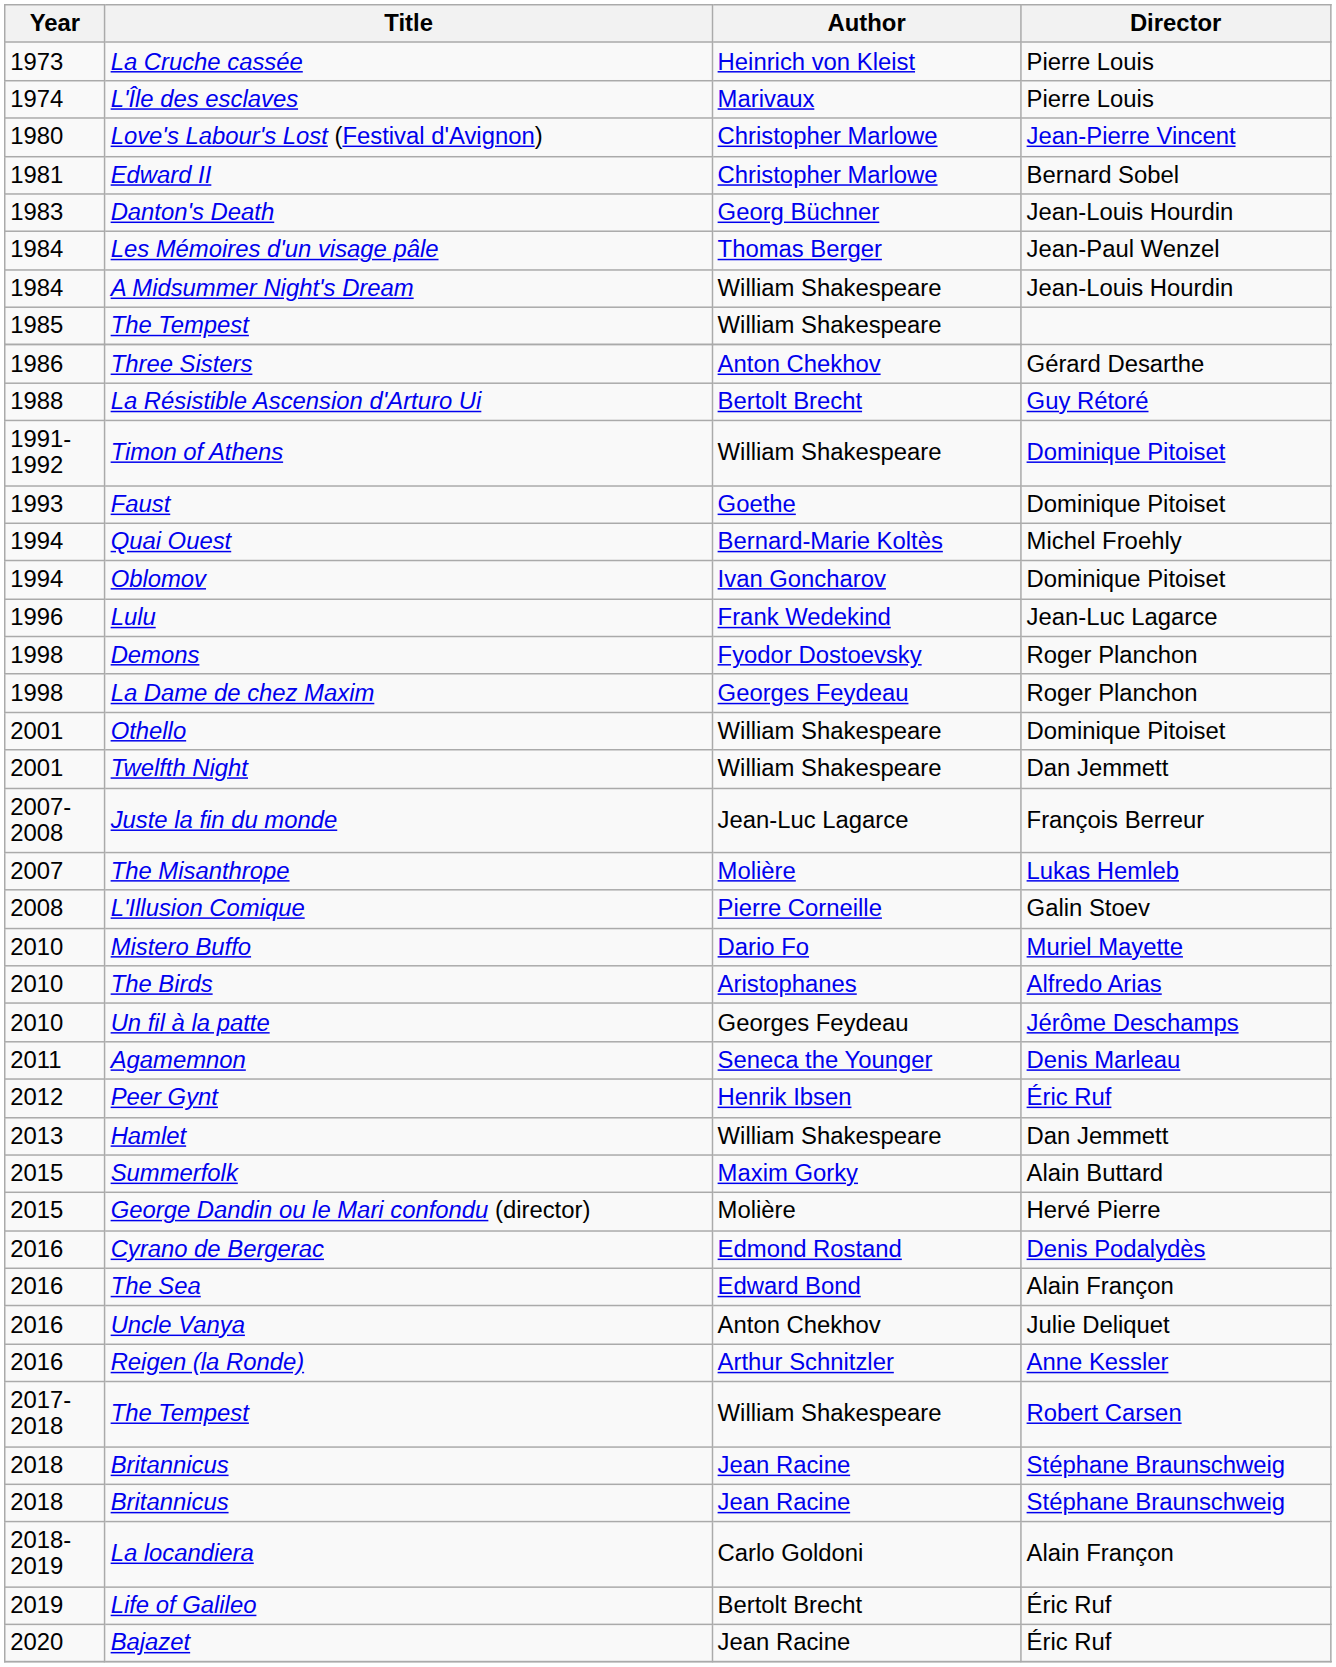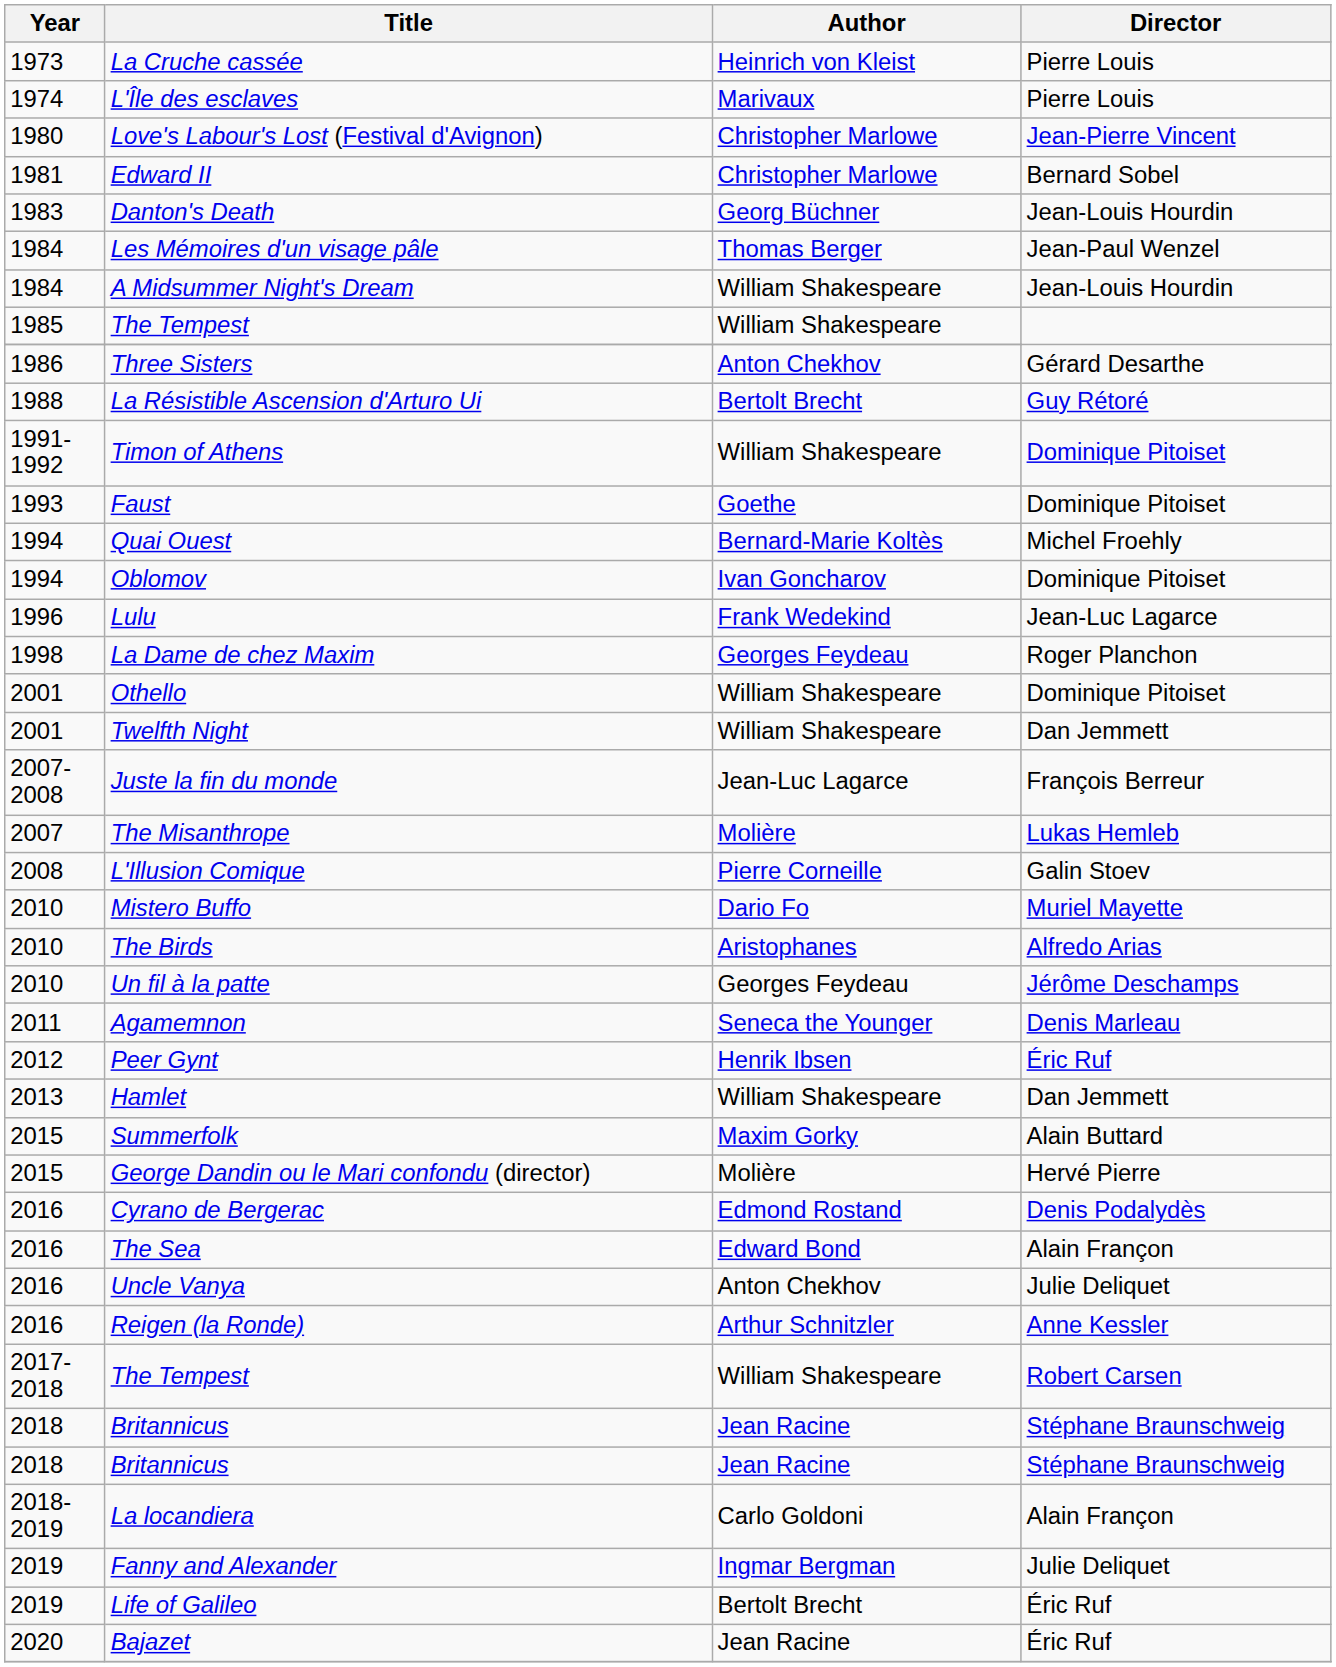- row: (37, 655)
+ row: (37, 1567)
